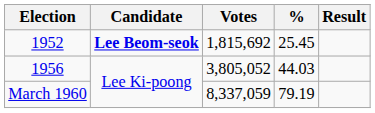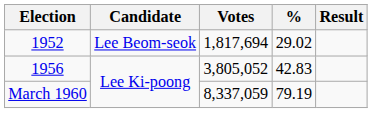(147, 42) bold -> (145, 42) normal
(239, 42) 1,815,692 -> (236, 42) 1,817,694
(297, 42) 25.45 -> (294, 42) 29.02
(297, 68) 44.03 -> (294, 68) 42.83
